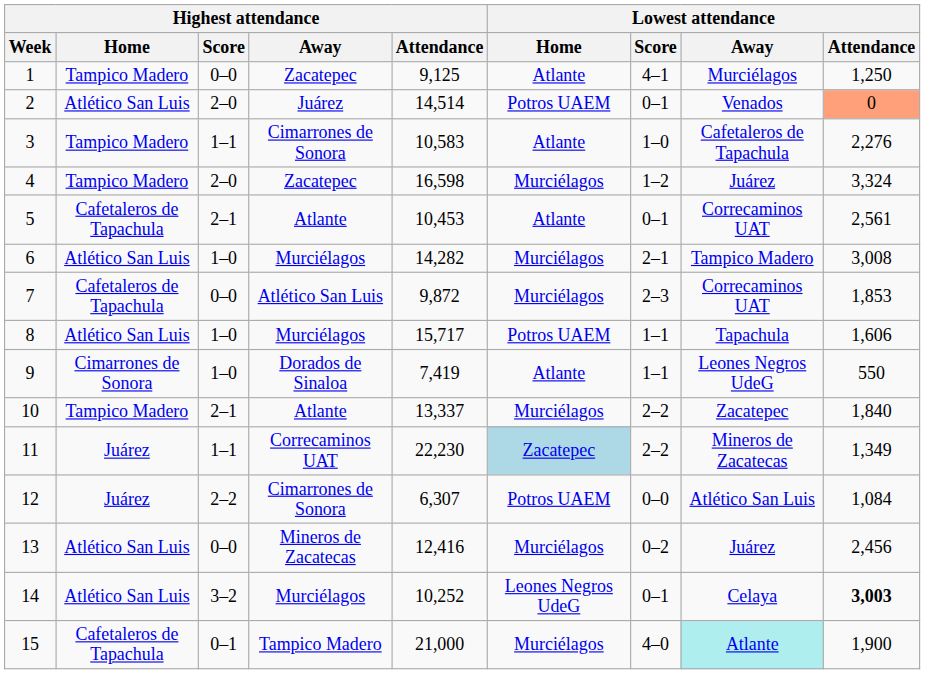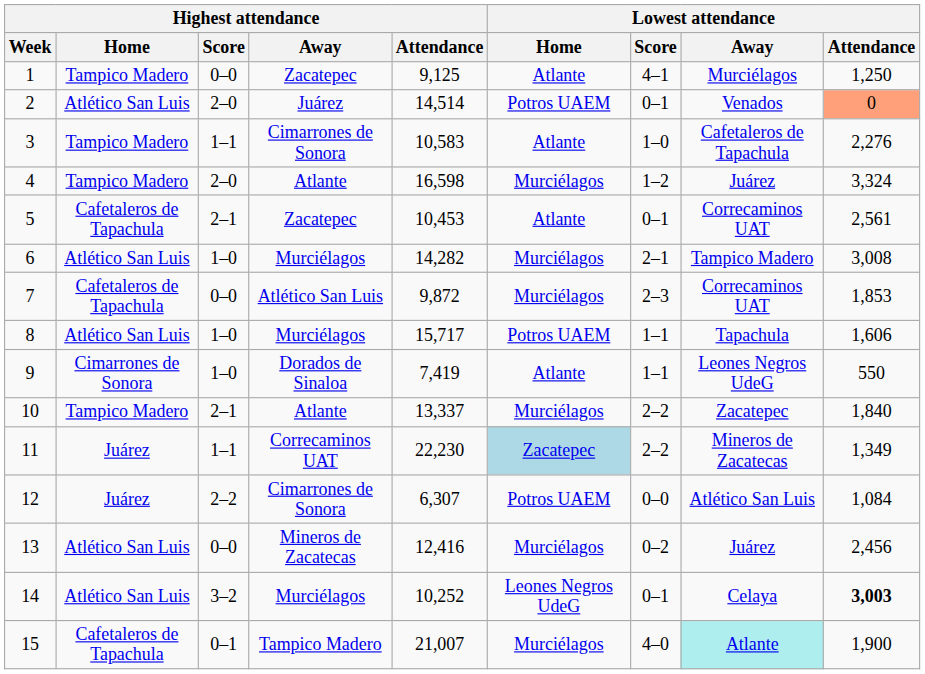(320, 180) Zacatepec -> (320, 180) Atlante
(320, 219) Atlante -> (320, 219) Zacatepec
(440, 644) 21,000 -> (440, 644) 21,007
